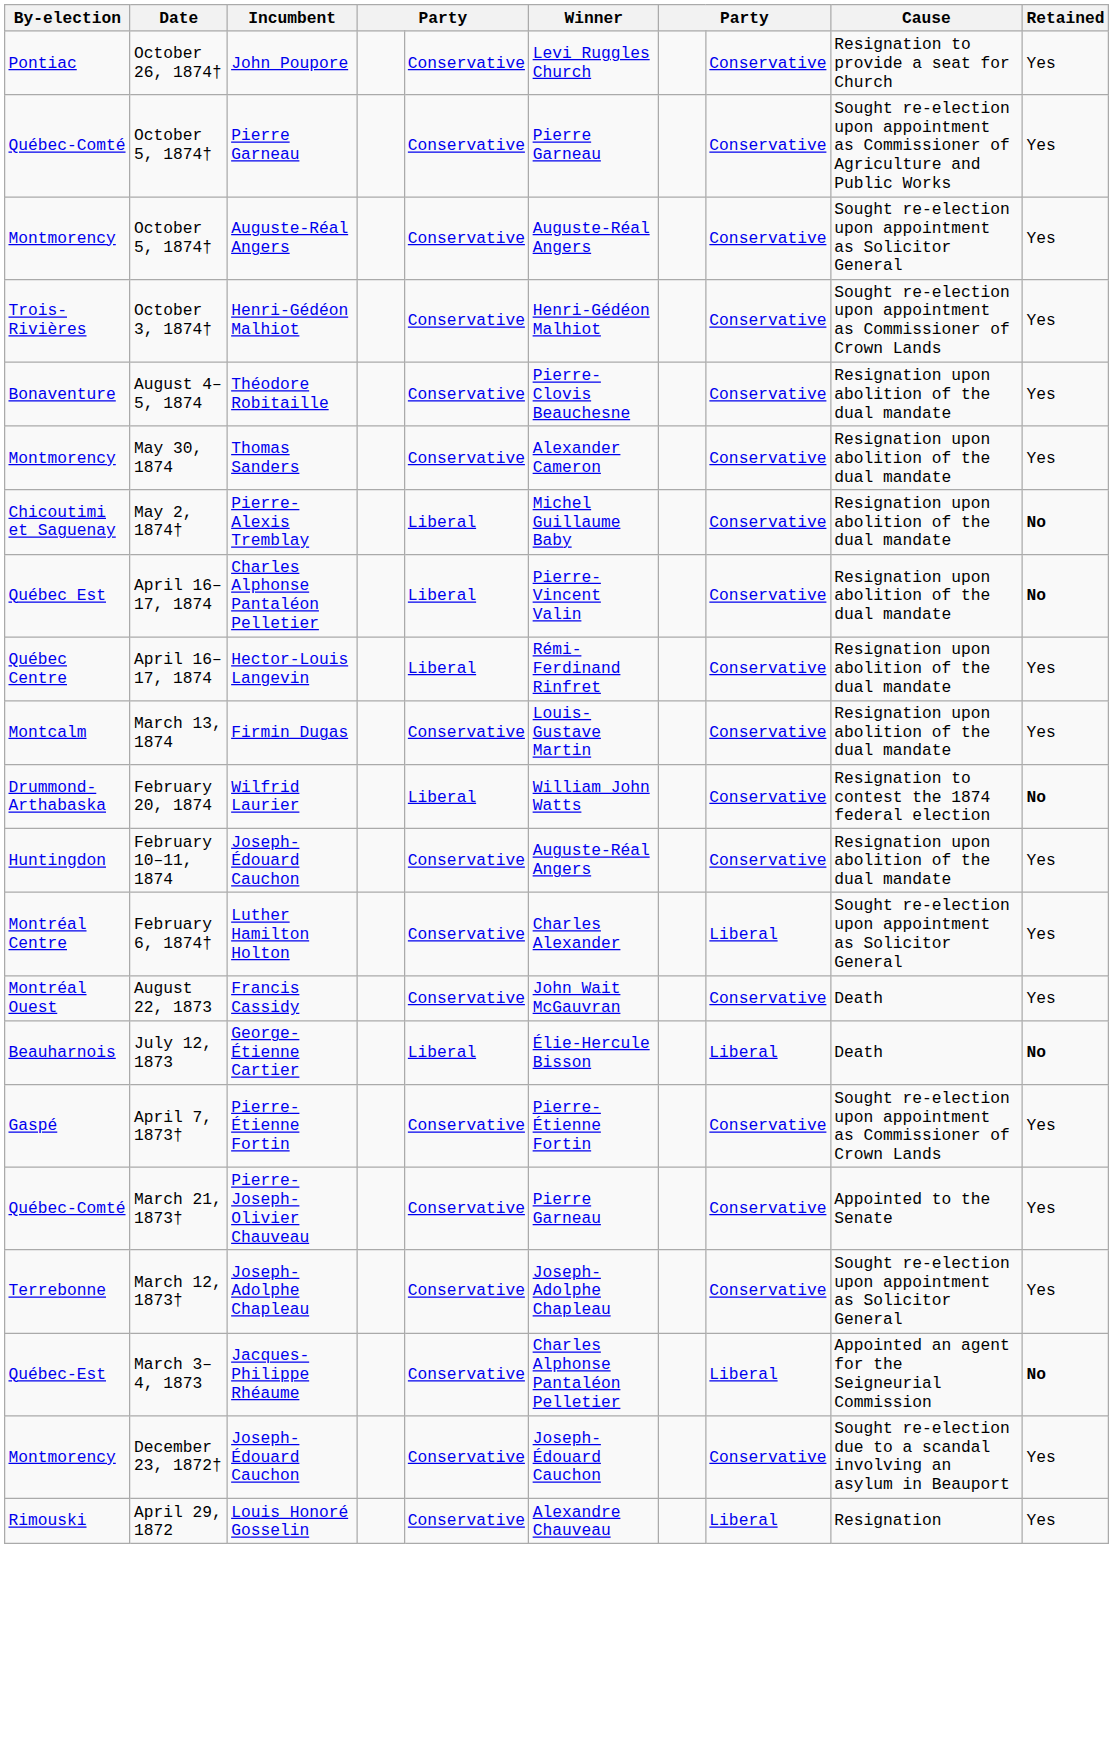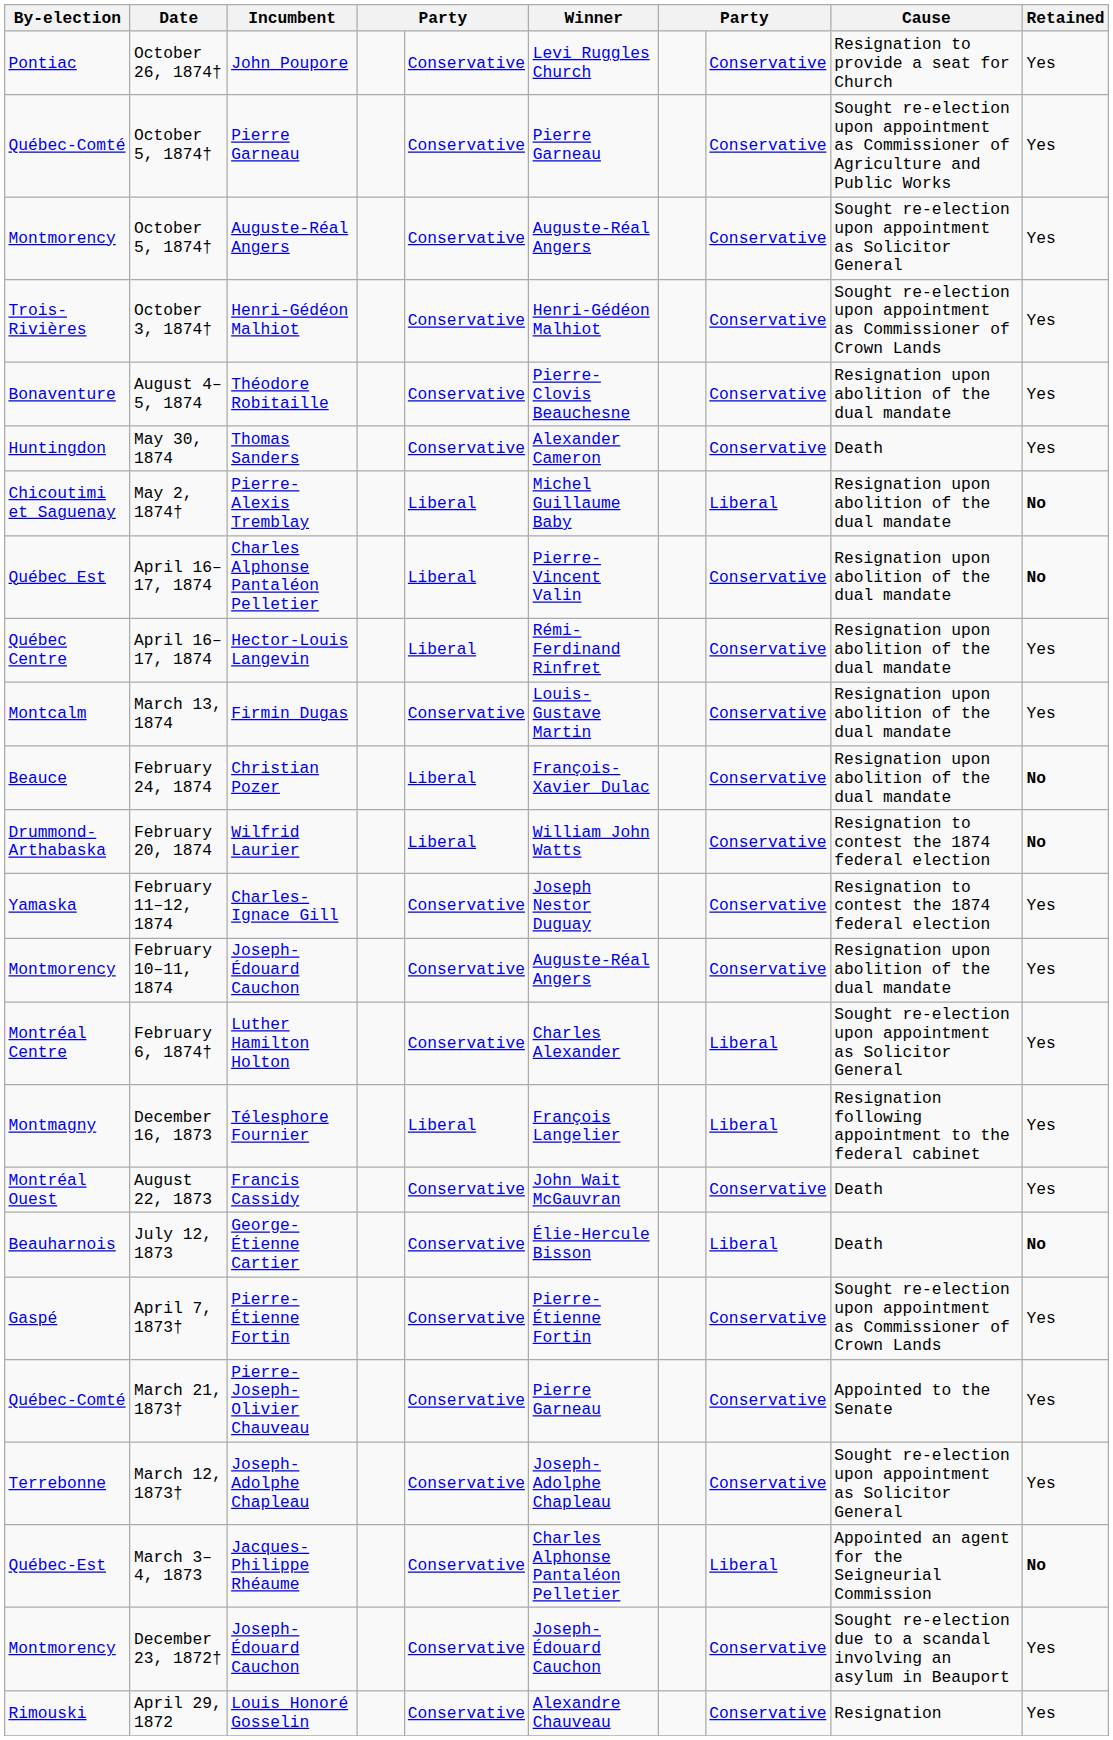(62, 458) Montmorency -> (57, 449) Huntingdon
(912, 458) Resignation upon abolition of the dual mandate -> (859, 449) Death
(768, 522) Conservative -> (744, 503) Liberal
+ row: (173, 778)
+ row: (173, 906)
(57, 861) Huntingdon -> (62, 970) Montmorency
+ row: (173, 1126)
(442, 1053) Liberal -> (466, 1245) Conservative
(744, 1521) Liberal -> (768, 1713) Conservative
